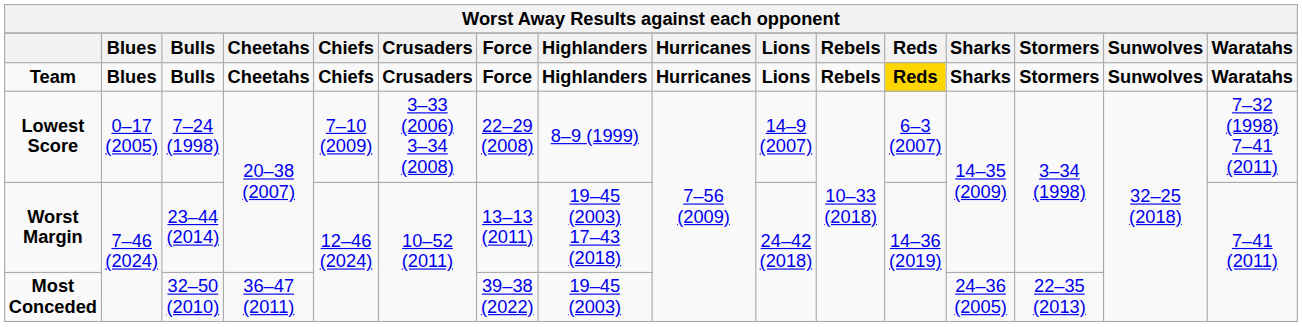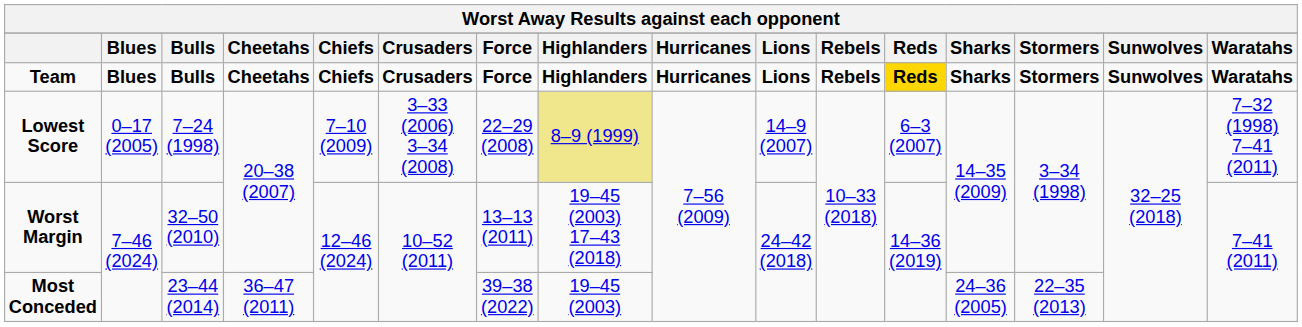(595, 136) no background -> (595, 136) khaki background
(193, 227) 23–44 (2014) -> (193, 227) 32–50 (2010)
(193, 296) 32–50 (2010) -> (193, 296) 23–44 (2014)
